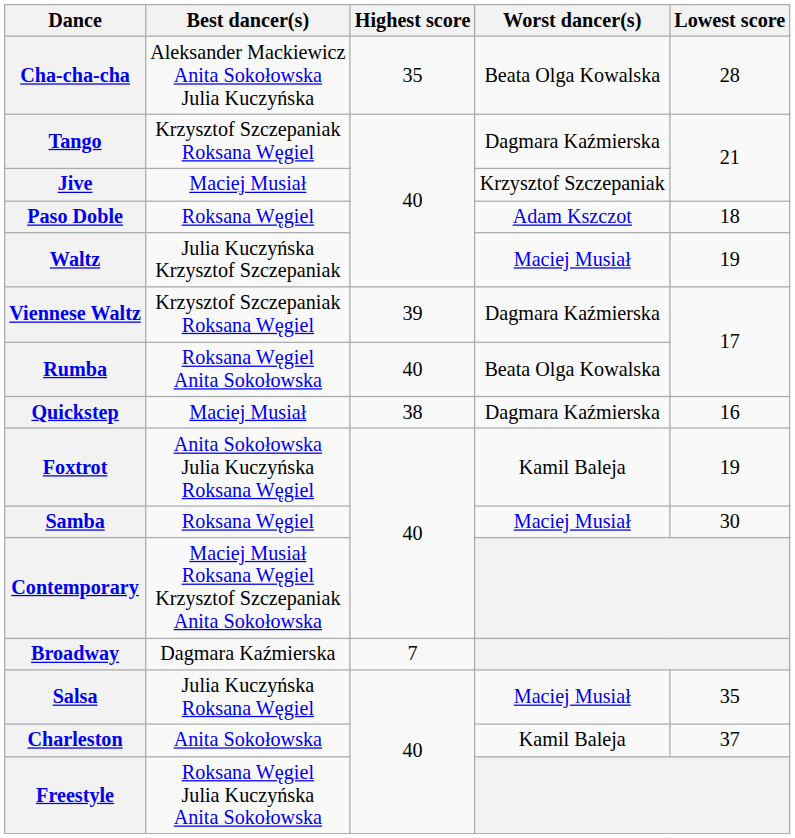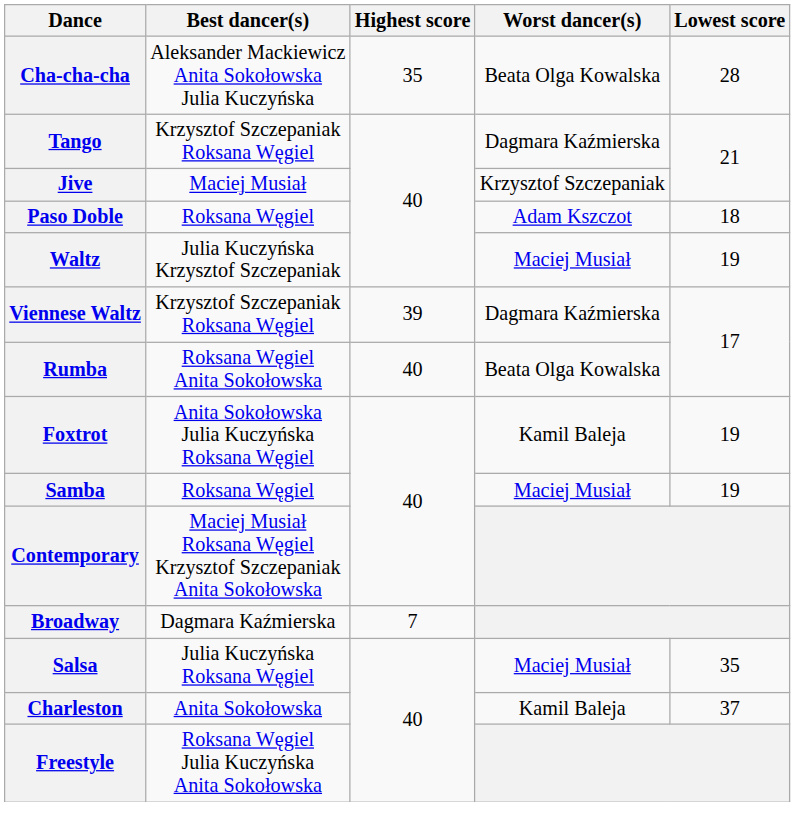- row: (75, 412)
(730, 521) 30 -> (730, 489) 19
